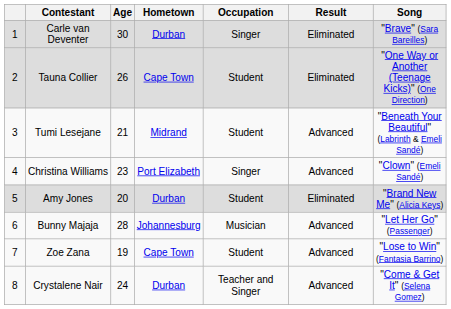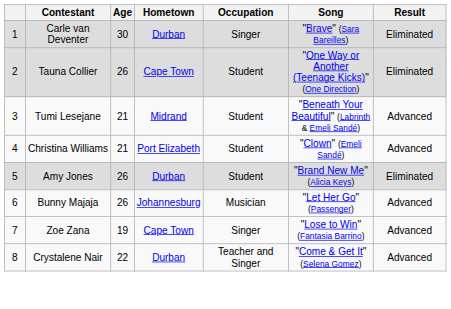columns swapped: (410, 13) <-> (331, 13)
(122, 172) 23 -> (122, 149) 21
(246, 172) Singer -> (246, 149) Student
(122, 199) 20 -> (122, 176) 26
(122, 226) 28 -> (122, 203) 26
(246, 253) Student -> (246, 231) Singer
(122, 286) 24 -> (122, 258) 22
